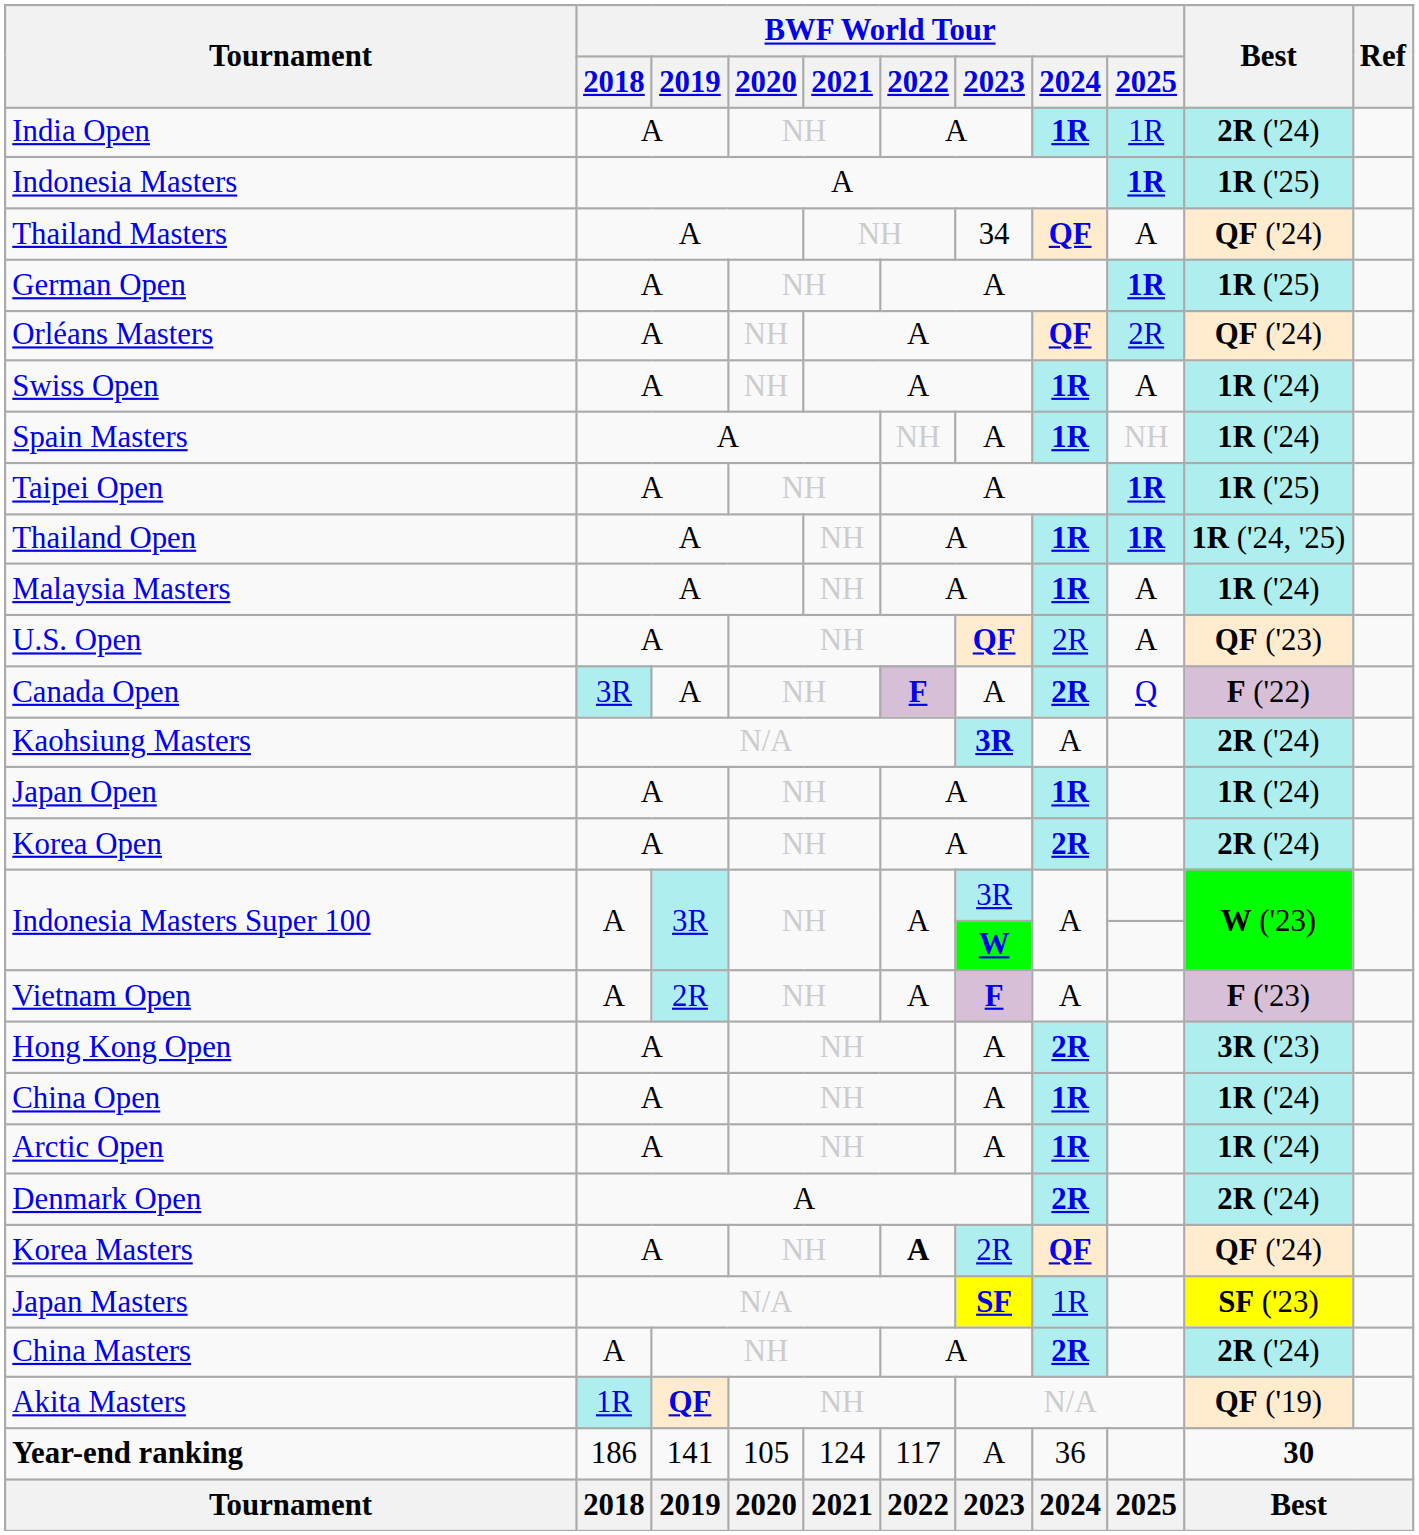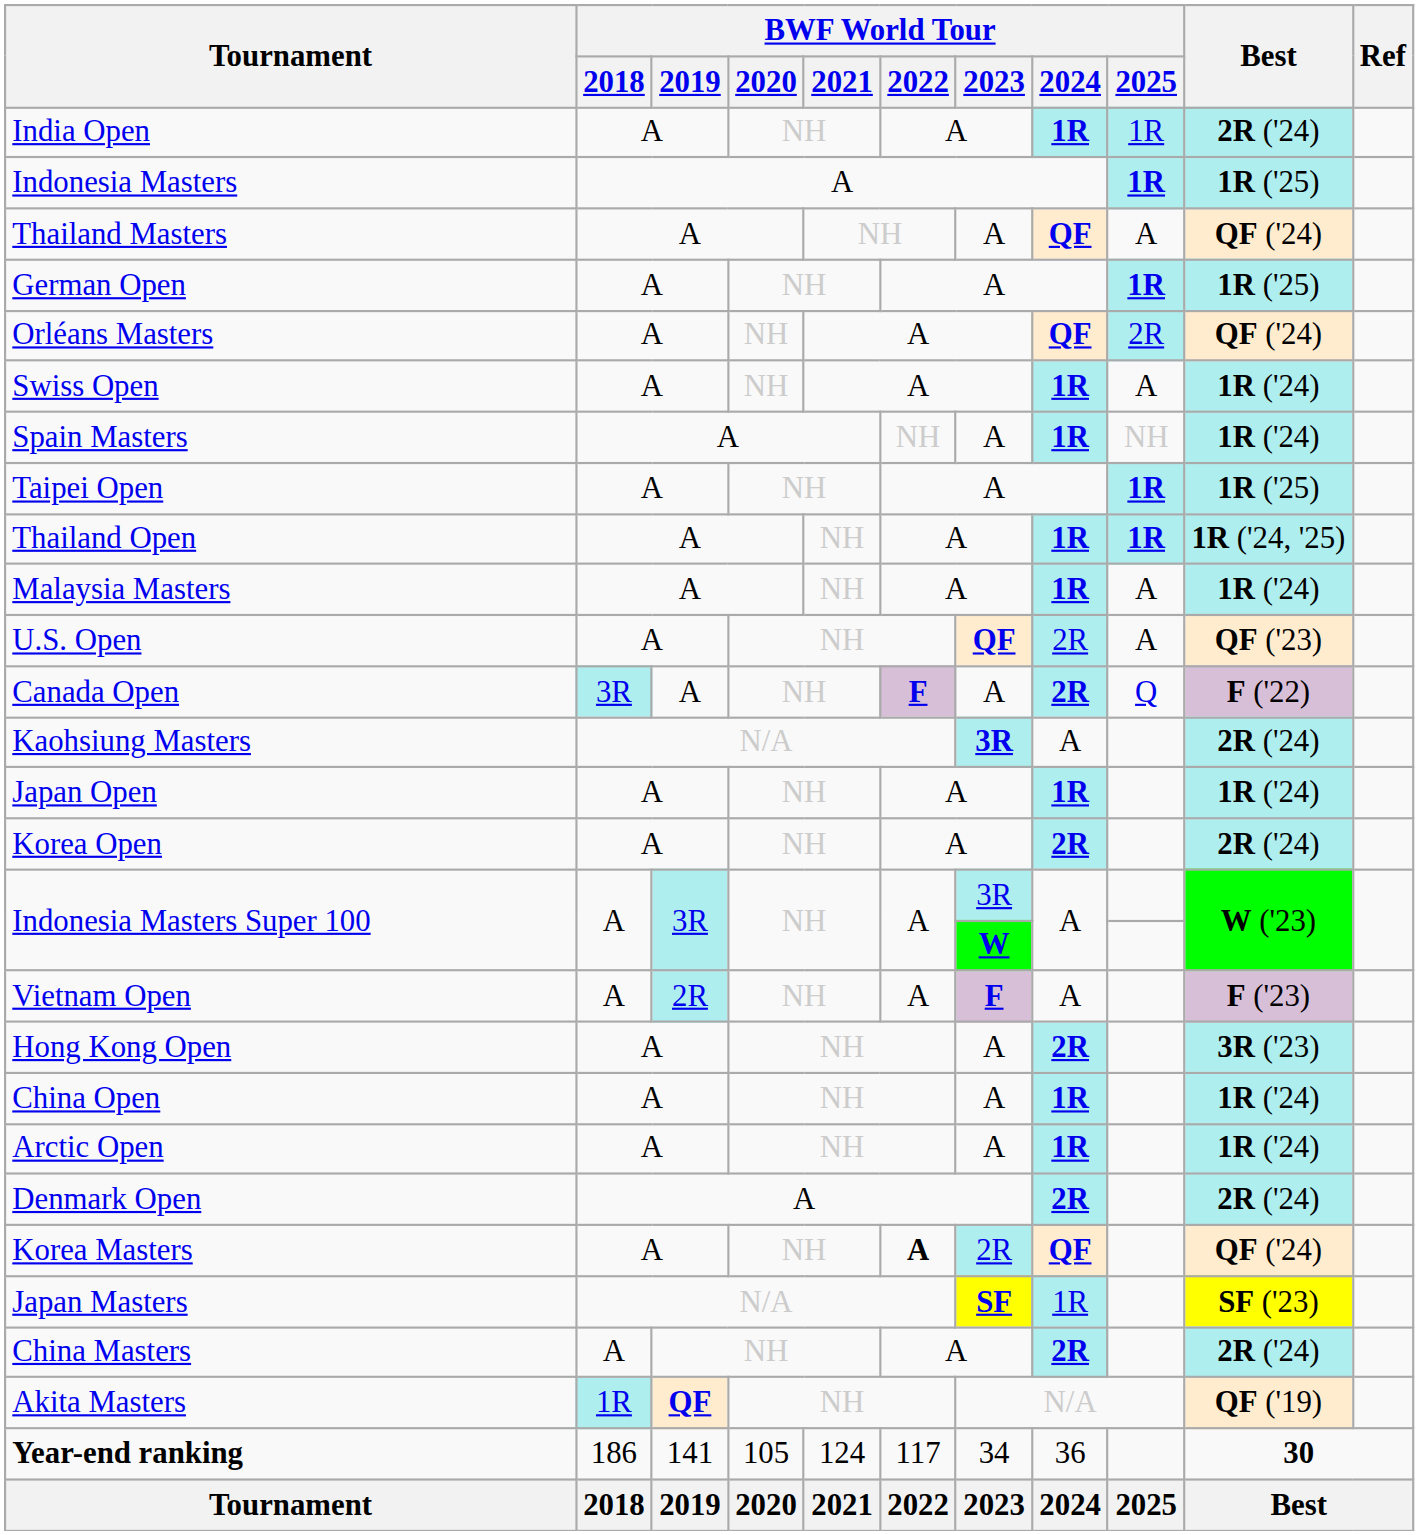(994, 233) 34 -> (994, 233) A
(994, 1453) A -> (994, 1453) 34
